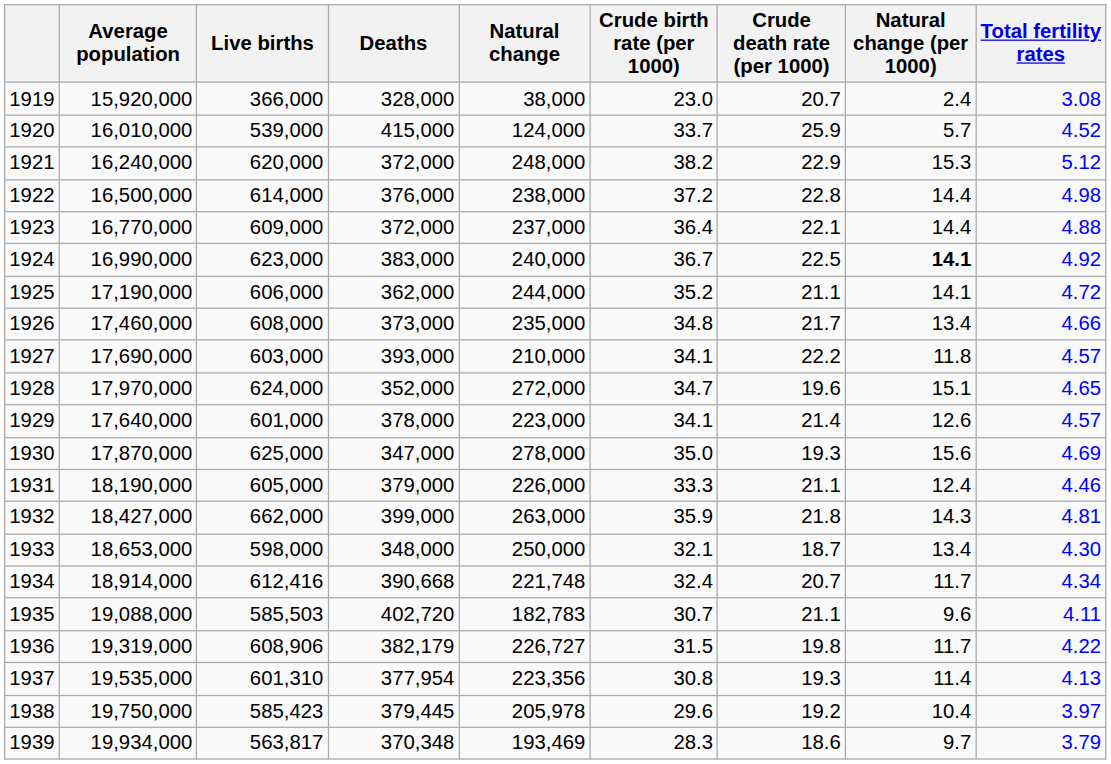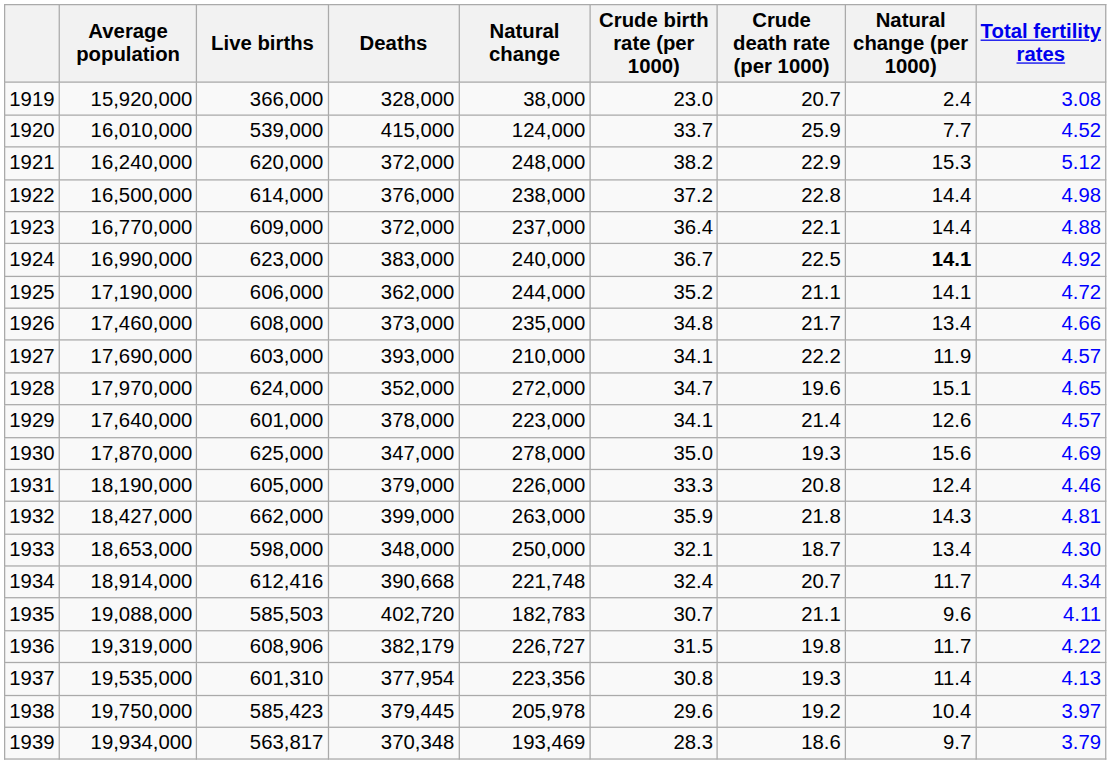(957, 130) 5.7 -> (957, 130) 7.7
(952, 356) 11.8 -> (952, 356) 11.9
(821, 485) 21.1 -> (821, 485) 20.8
